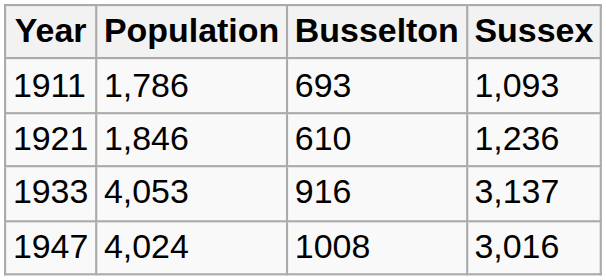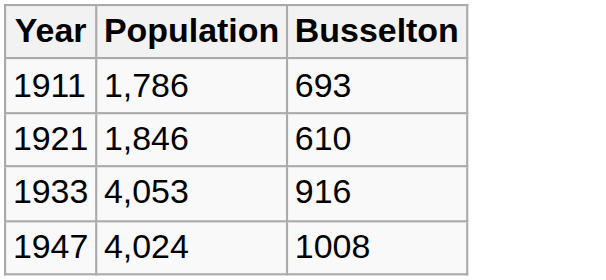- column: (534, 31)
